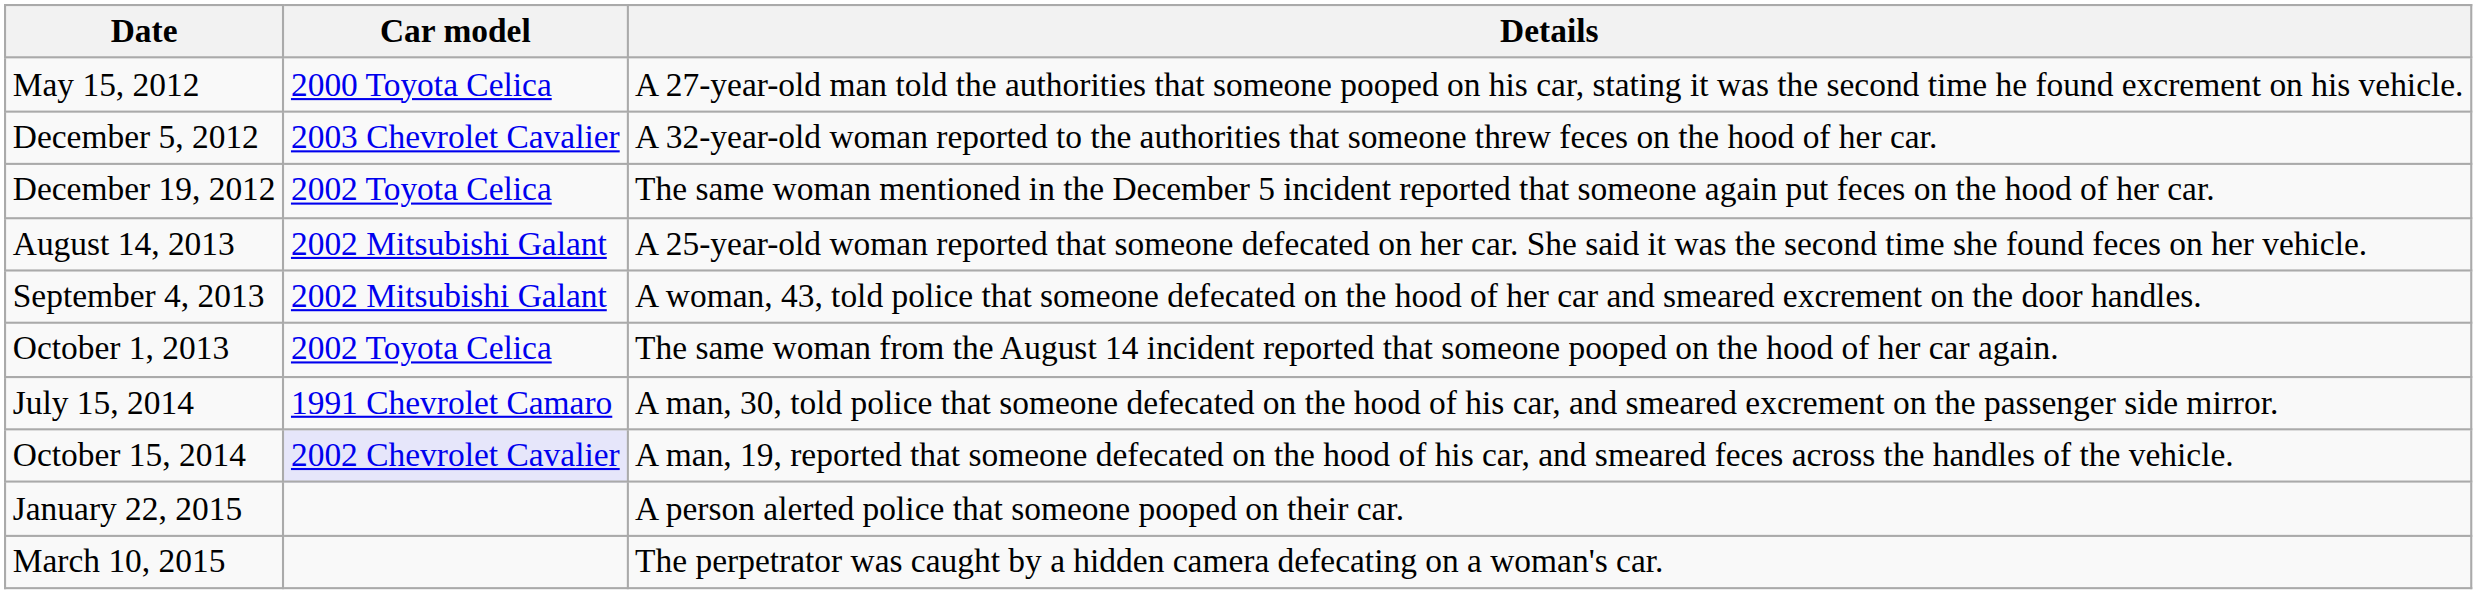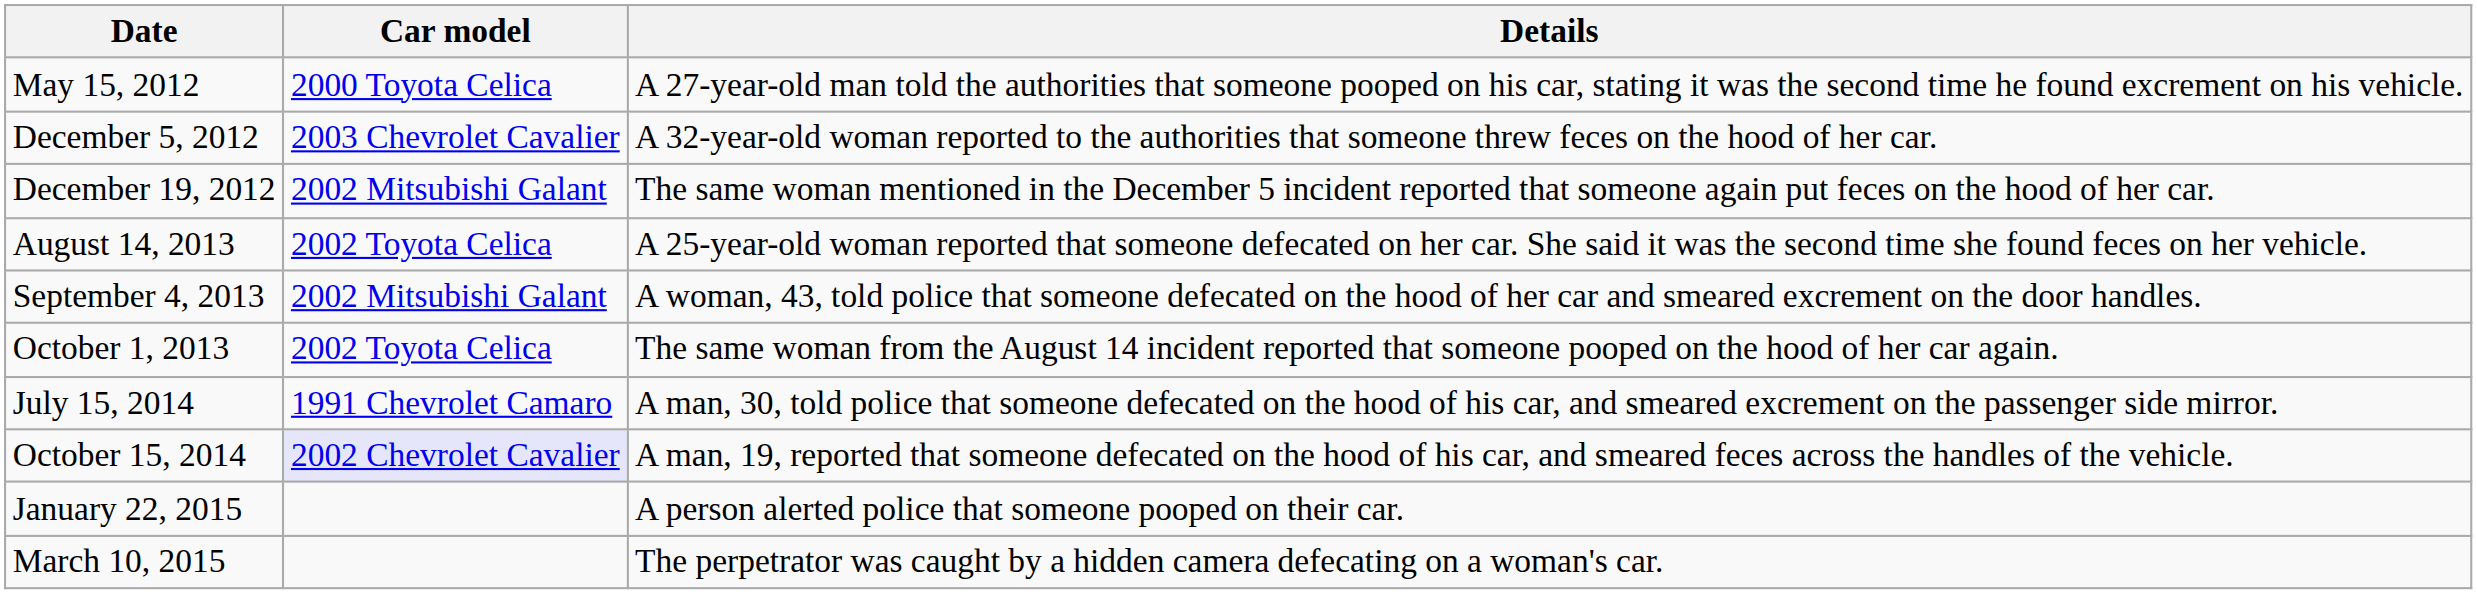(421, 190) 2002 Toyota Celica -> (449, 190) 2002 Mitsubishi Galant
(449, 243) 2002 Mitsubishi Galant -> (421, 243) 2002 Toyota Celica
